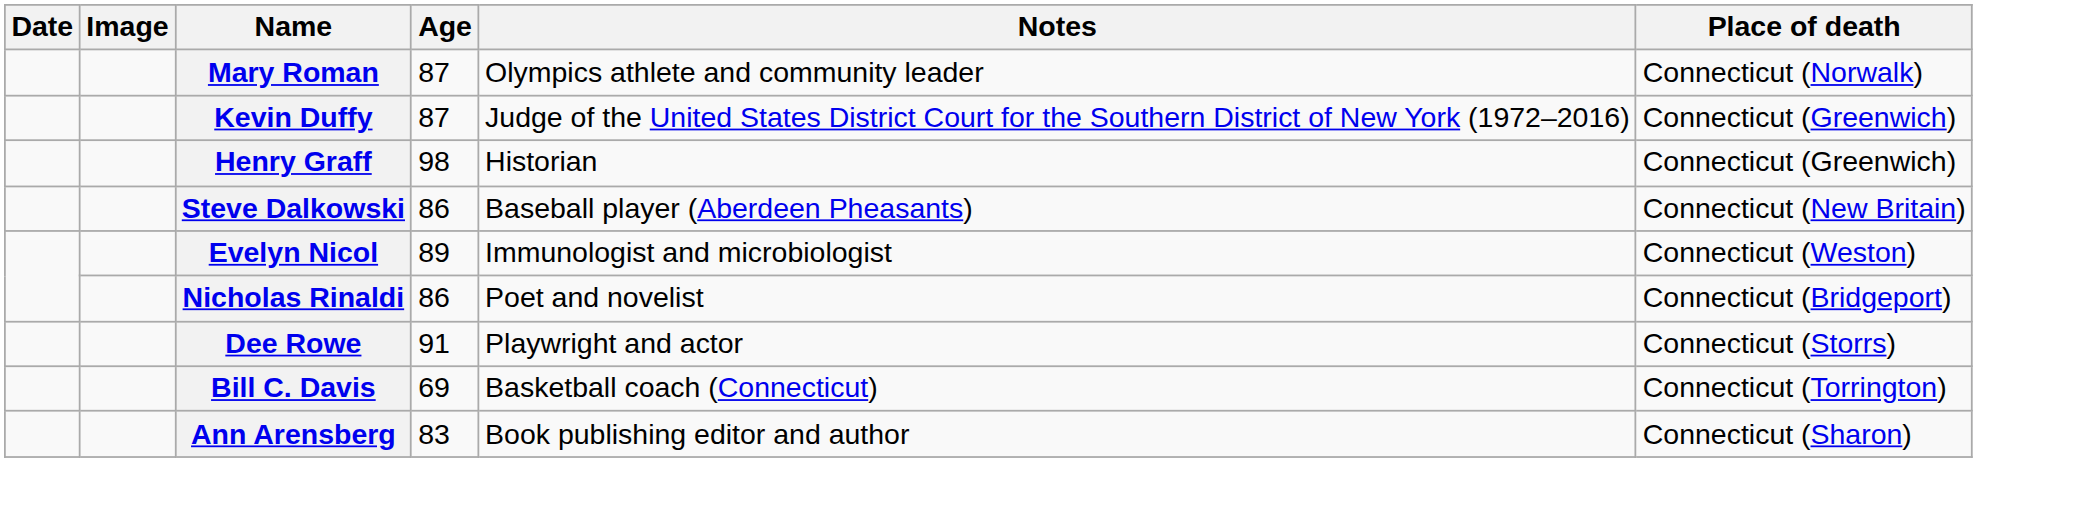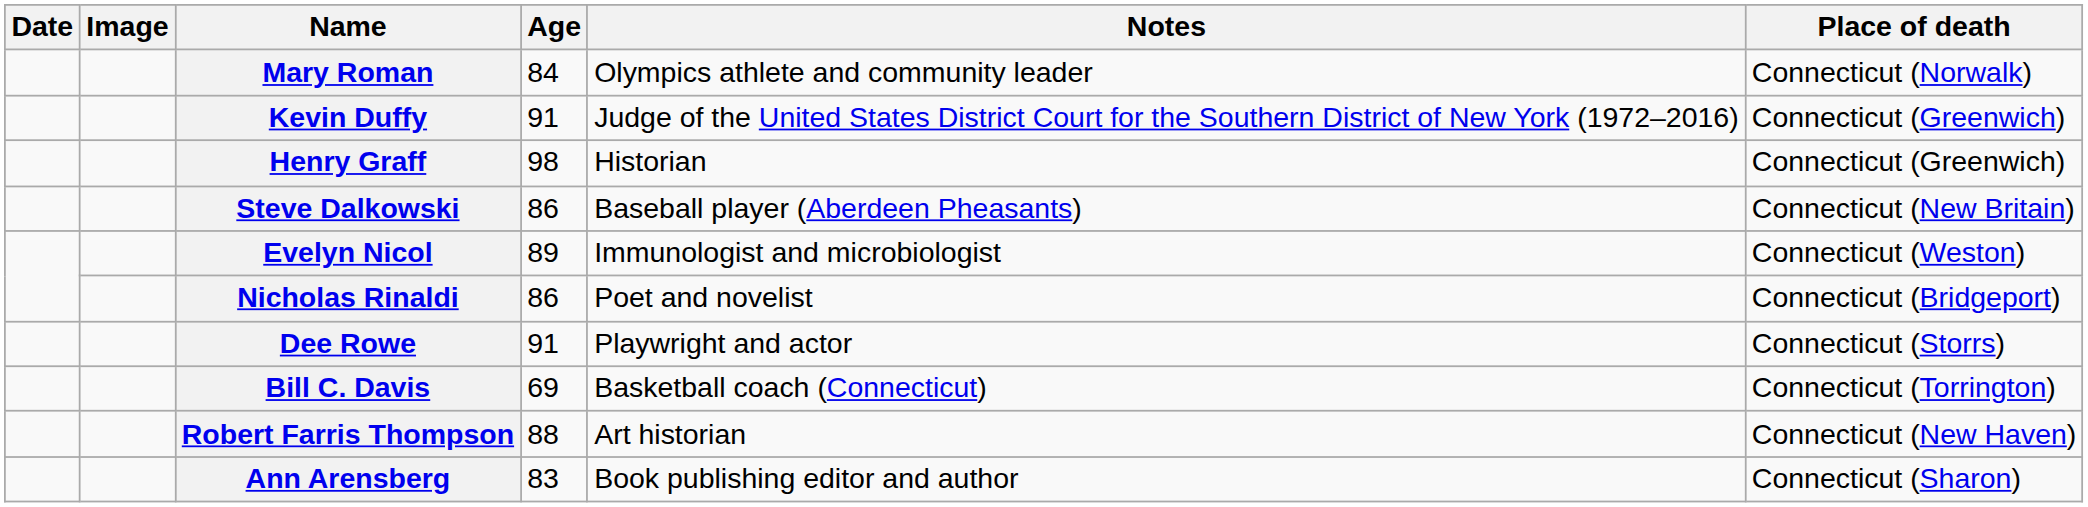(434, 72) 87 -> (543, 72) 84
(434, 117) 87 -> (543, 117) 91
+ row: (348, 433)
